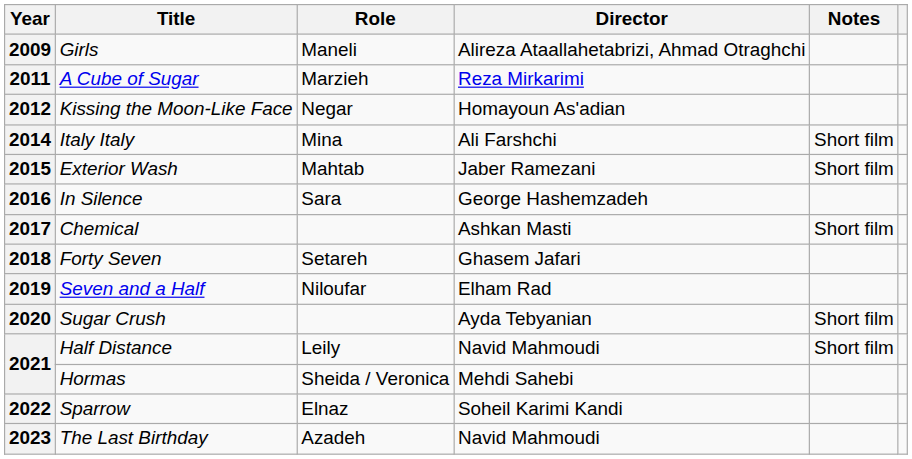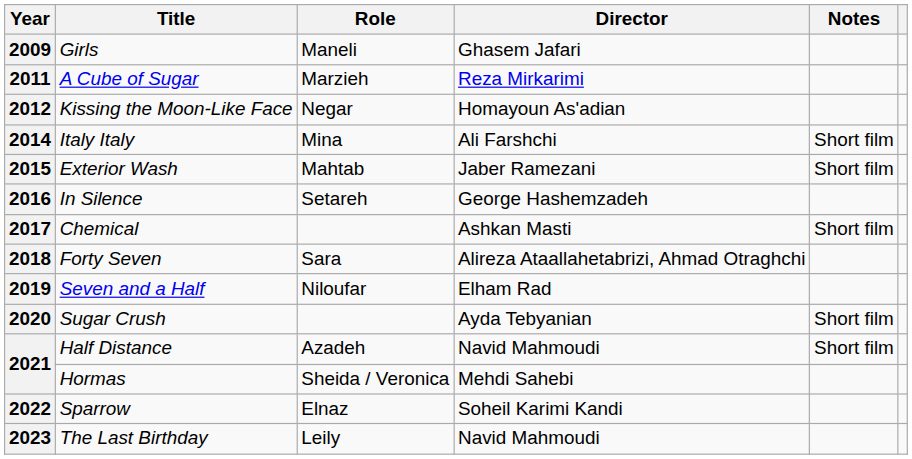(632, 49) Alireza Ataallahetabrizi, Ahmad Otraghchi -> (519, 49) Ghasem Jafari
(321, 199) Sara -> (334, 199) Setareh
(334, 259) Setareh -> (321, 259) Sara
(519, 259) Ghasem Jafari -> (632, 259) Alireza Ataallahetabrizi, Ahmad Otraghchi
(321, 348) Leily -> (333, 348) Azadeh
(333, 438) Azadeh -> (321, 438) Leily
